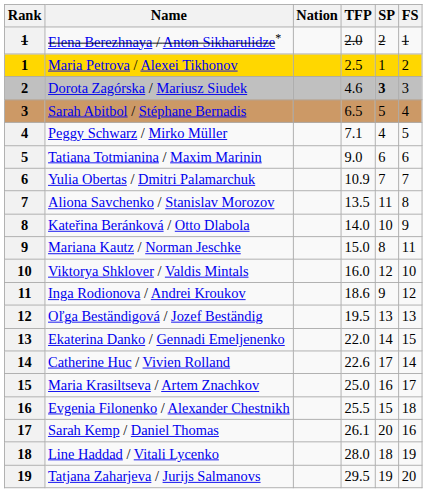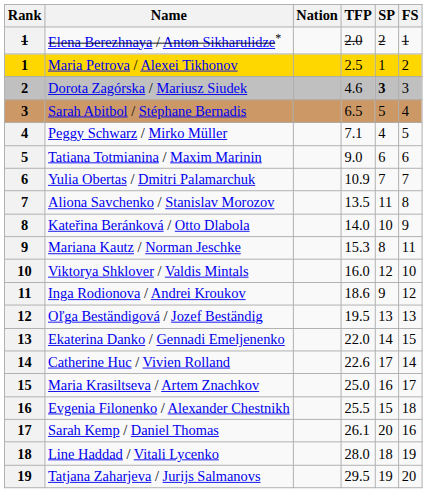(357, 248) 15.0 -> (357, 248) 15.3
